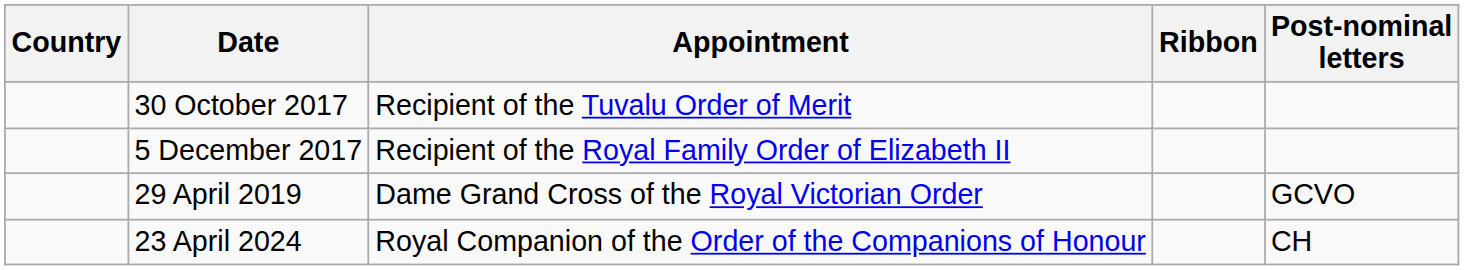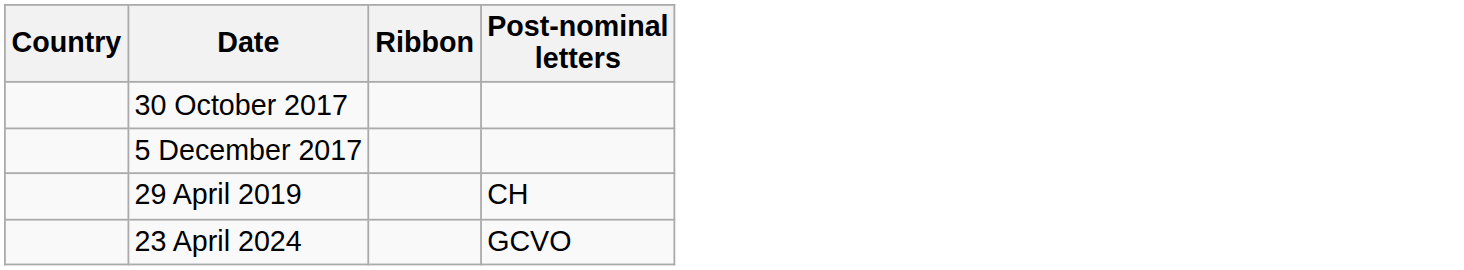- column: (761, 43)
(1313, 195) GCVO -> (508, 195) CH
(1292, 241) CH -> (529, 241) GCVO
